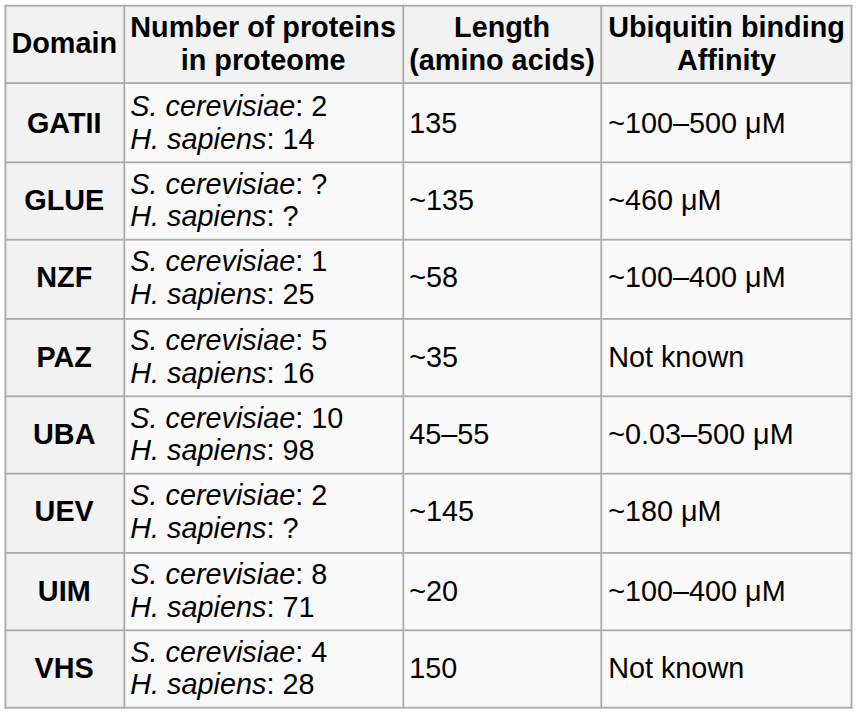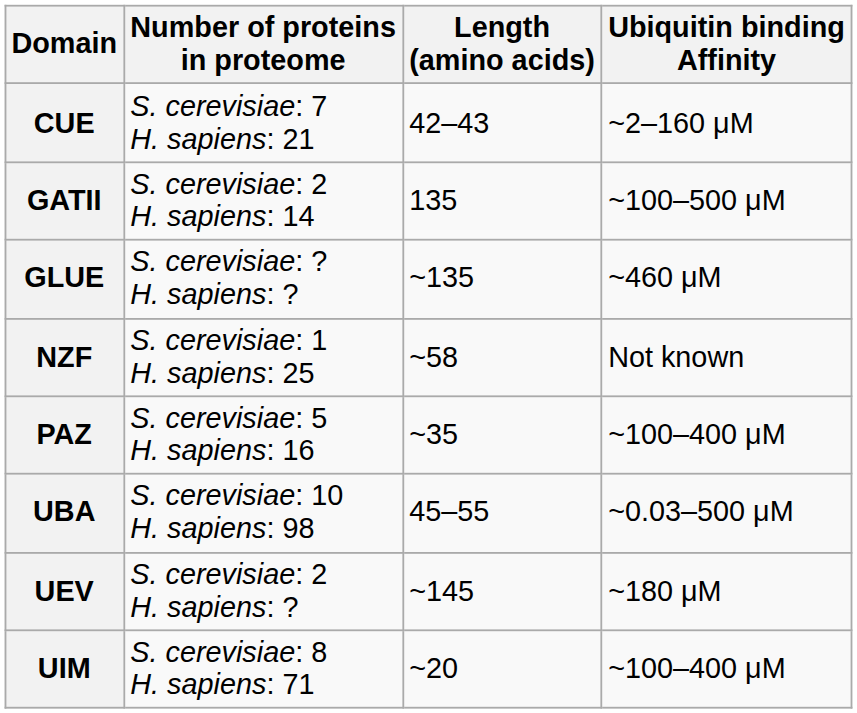+ row: (64, 122)
(697, 278) ~100–400 μM -> (676, 356) Not known
(676, 356) Not known -> (697, 434) ~100–400 μM
- row: (64, 668)
